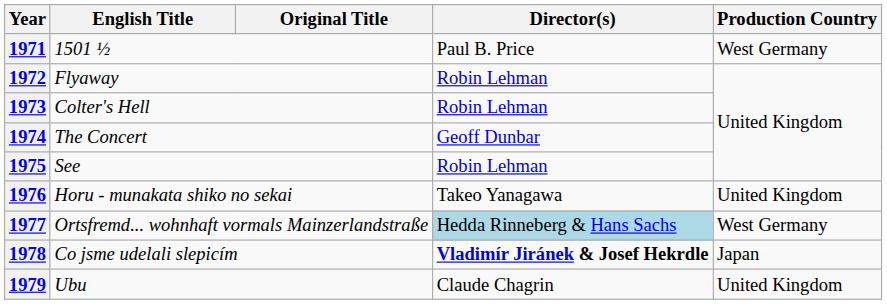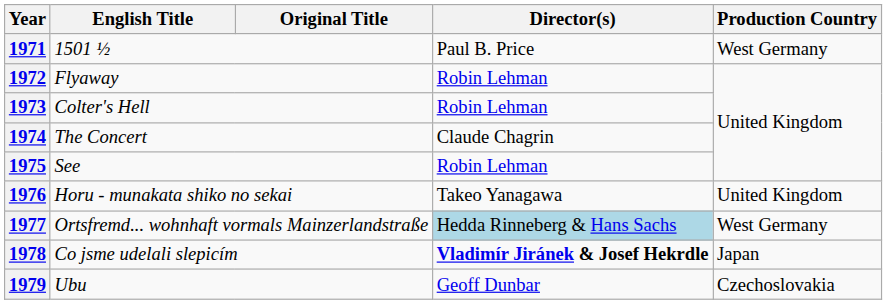(488, 136) Geoff Dunbar -> (495, 136) Claude Chagrin
(495, 284) Claude Chagrin -> (488, 284) Geoff Dunbar
(780, 284) United Kingdom -> (776, 284) Czechoslovakia
